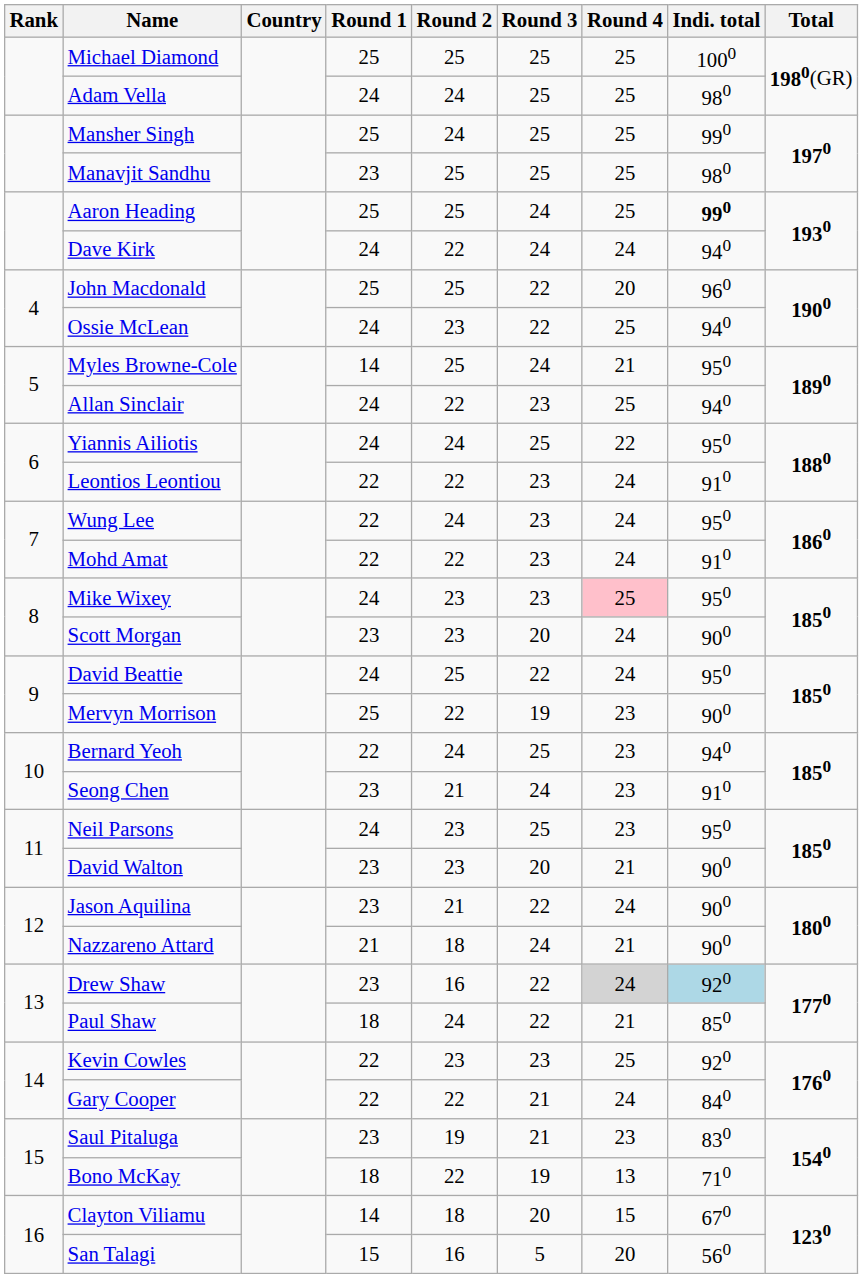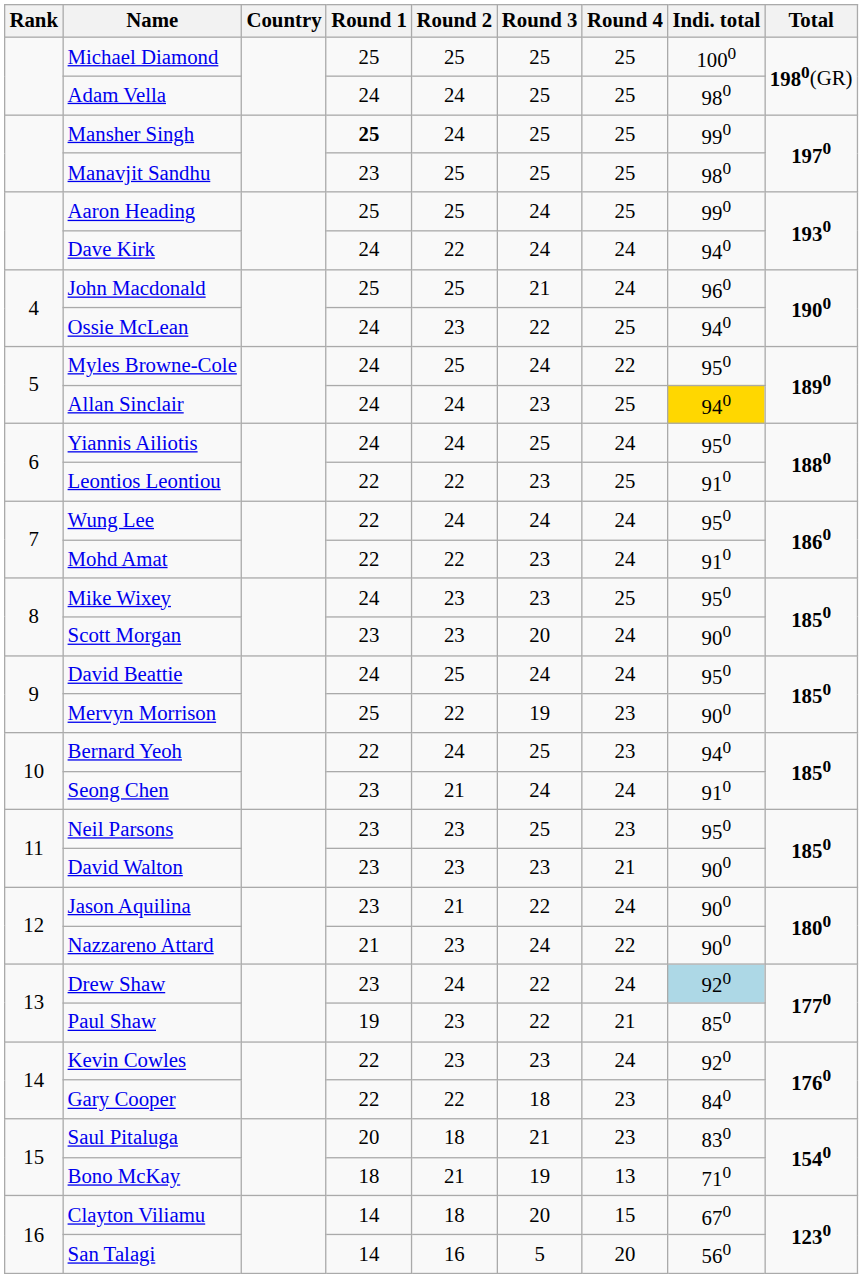(369, 134) normal -> (369, 134) bold
(716, 211) bold -> (716, 211) normal
(540, 288) 22 -> (540, 288) 21
(625, 288) 20 -> (625, 288) 24
(369, 365) 14 -> (369, 365) 24
(625, 365) 21 -> (625, 365) 22
(454, 404) 22 -> (454, 404) 24
(716, 404) no background -> (716, 404) gold background
(625, 442) 22 -> (625, 442) 24
(625, 481) 24 -> (625, 481) 25
(540, 520) 23 -> (540, 520) 24
(625, 597) pink background -> (625, 597) no background
(540, 674) 22 -> (540, 674) 24
(625, 790) 23 -> (625, 790) 24
(369, 829) 24 -> (369, 829) 23
(540, 867) 20 -> (540, 867) 23
(454, 944) 18 -> (454, 944) 23
(625, 944) 21 -> (625, 944) 22
(454, 983) 16 -> (454, 983) 24
(625, 983) lightgrey background -> (625, 983) no background
(369, 1022) 18 -> (369, 1022) 19
(454, 1022) 24 -> (454, 1022) 23
(625, 1060) 25 -> (625, 1060) 24
(540, 1099) 21 -> (540, 1099) 18
(625, 1099) 24 -> (625, 1099) 23
(369, 1137) 23 -> (369, 1137) 20
(454, 1137) 19 -> (454, 1137) 18
(454, 1176) 22 -> (454, 1176) 21
(369, 1253) 15 -> (369, 1253) 14
